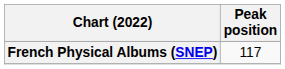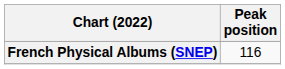(250, 52) 117 -> (250, 52) 116
